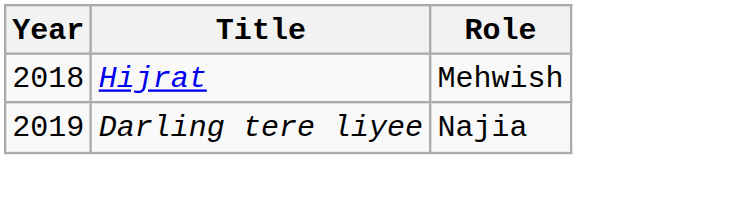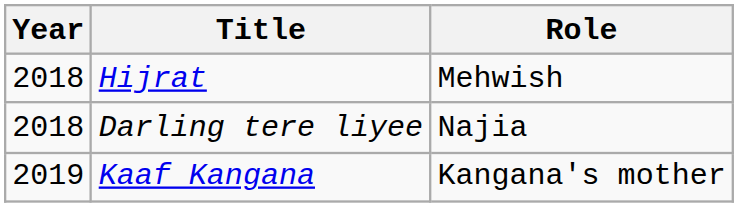(48, 128) 2019 -> (48, 128) 2018
+ row: (207, 176)
